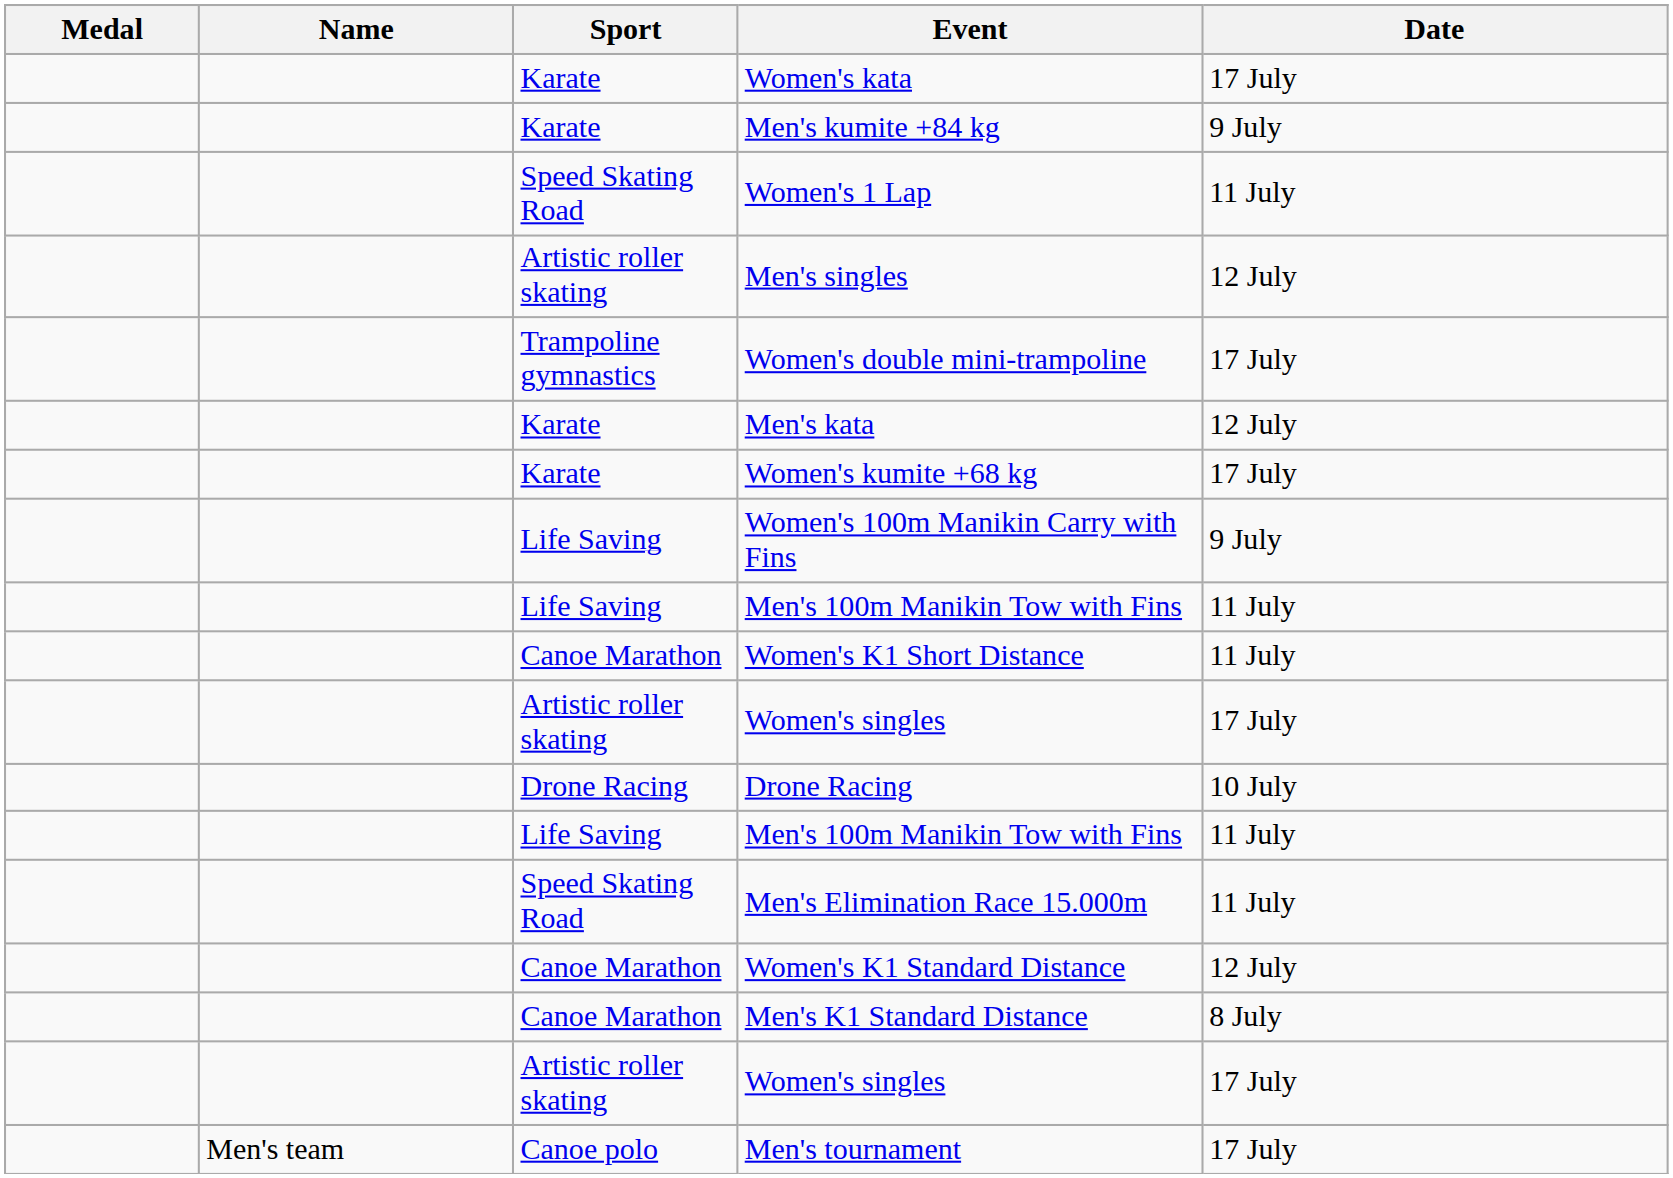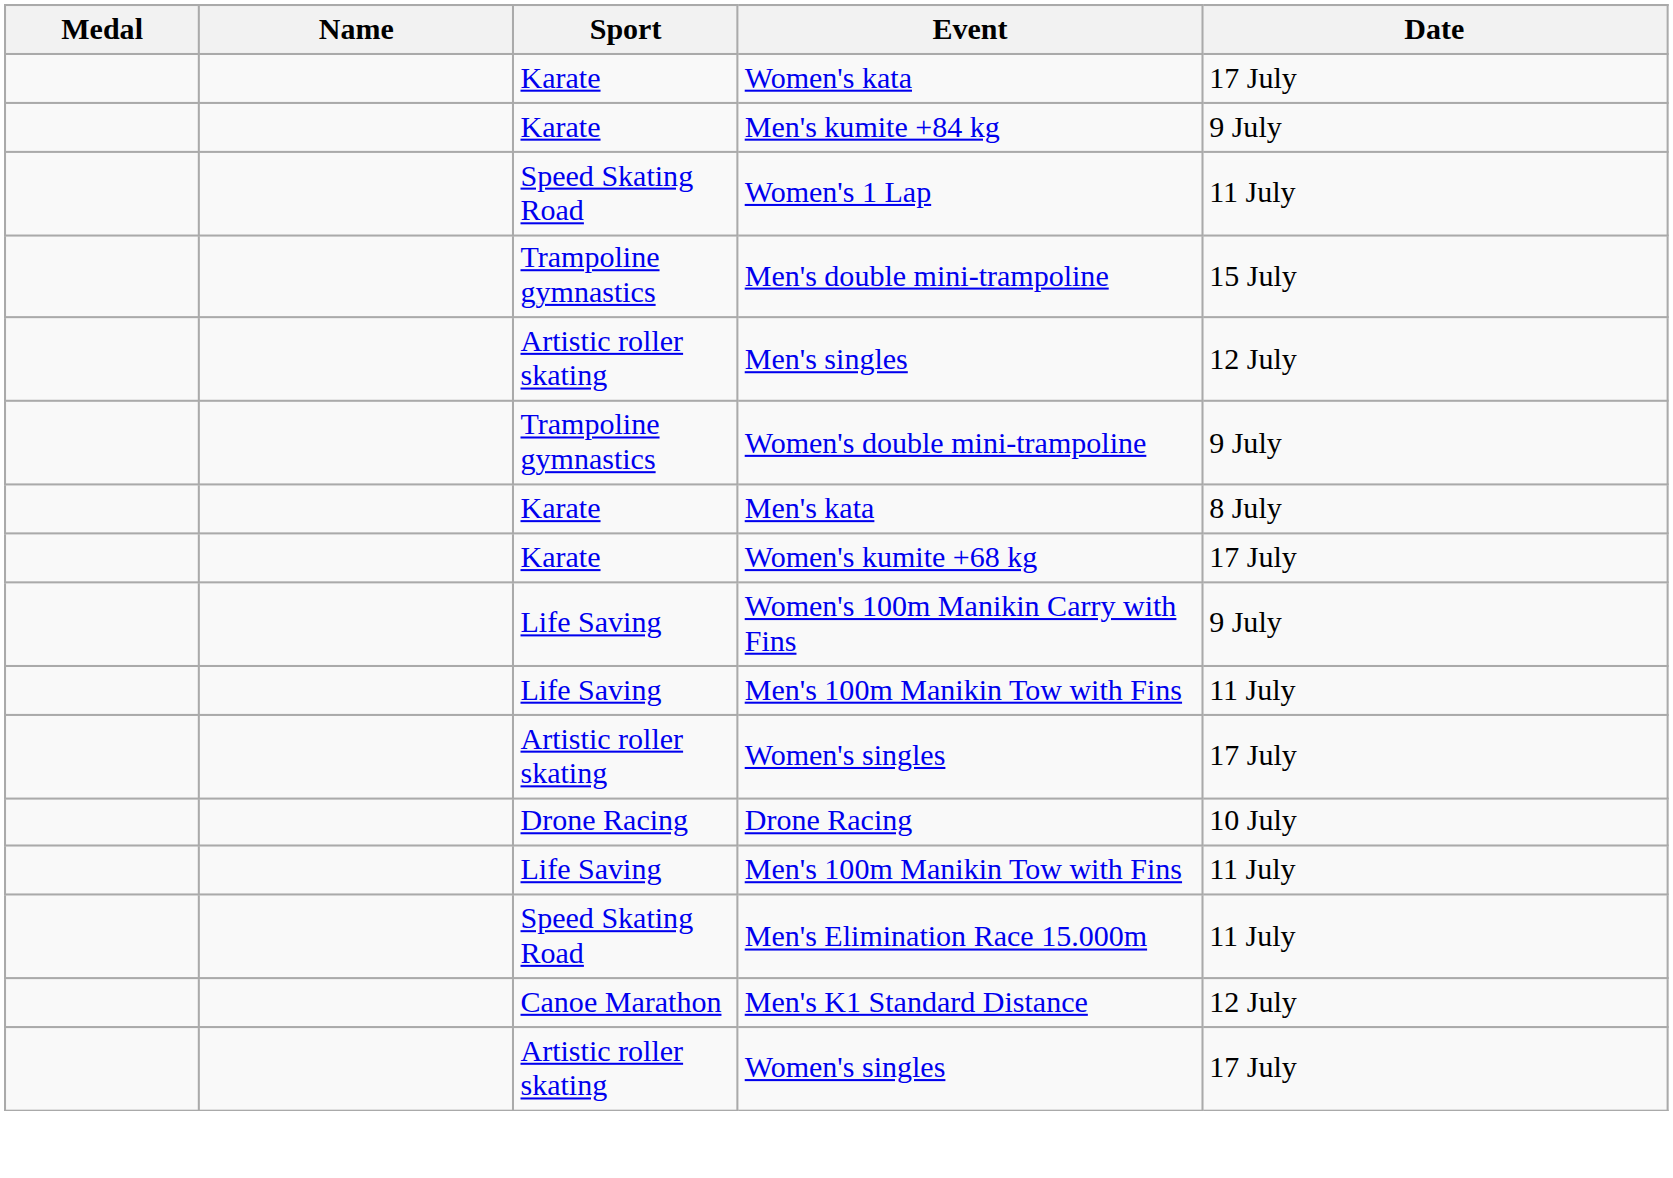+ row: (590, 275)
(1253, 358) 17 July -> (1245, 442) 9 July
(1253, 424) 12 July -> (1245, 508) 8 July
- row: (621, 654)
- row: (621, 967)
(1245, 1015) 8 July -> (1253, 1001) 12 July
- row: (589, 1148)
